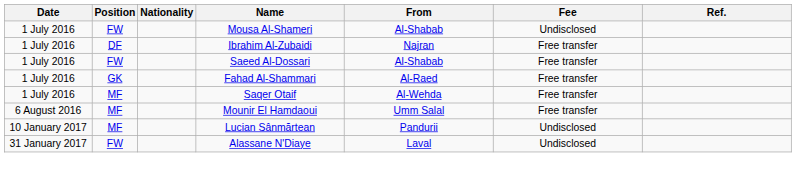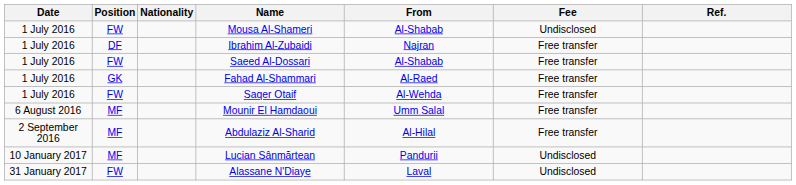(115, 95) MF -> (115, 95) FW
+ row: (270, 133)
